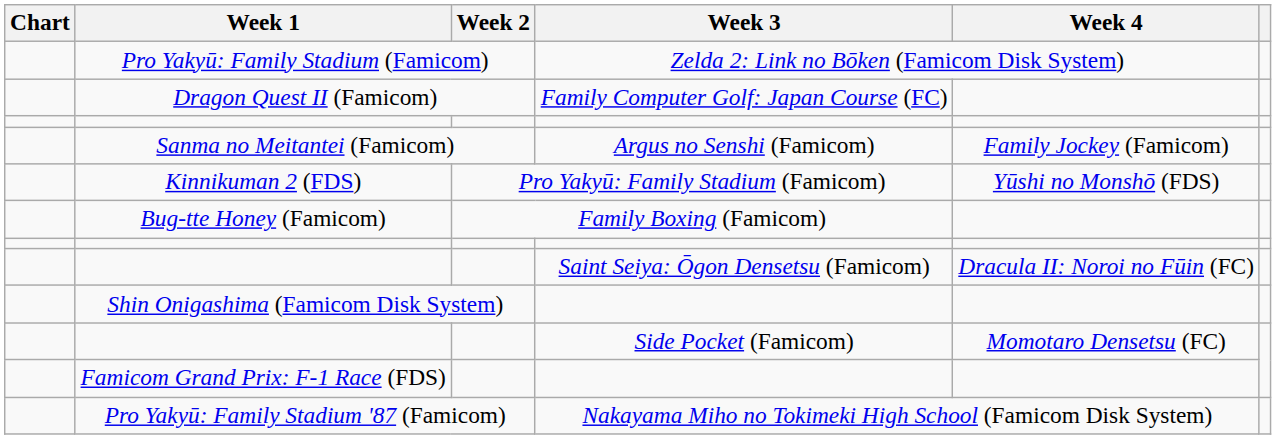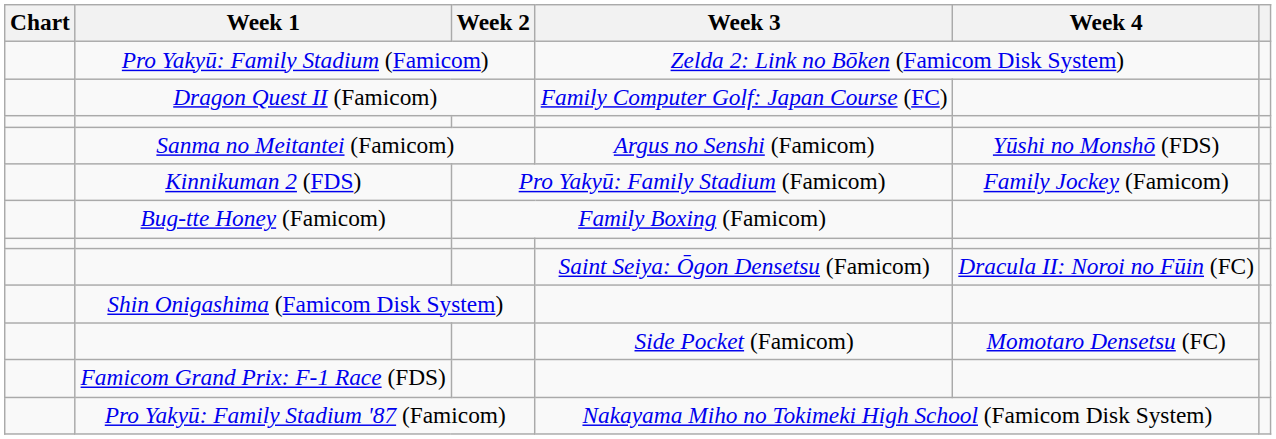(1106, 144) Family Jockey (Famicom) -> (1106, 144) Yūshi no Monshō (FDS)
(1106, 181) Yūshi no Monshō (FDS) -> (1106, 181) Family Jockey (Famicom)
